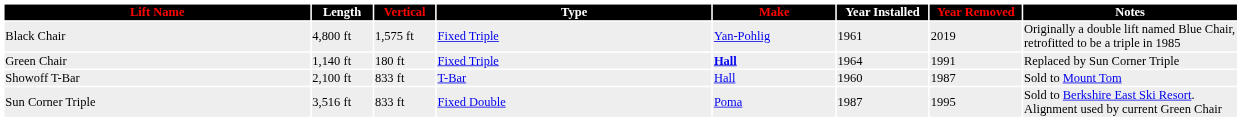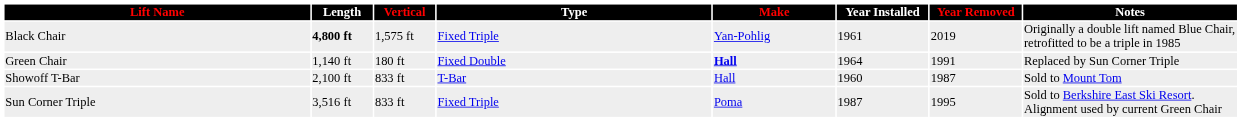(332, 36) normal -> (332, 36) bold
(468, 60) Fixed Triple -> (472, 60) Fixed Double
(472, 102) Fixed Double -> (468, 102) Fixed Triple
